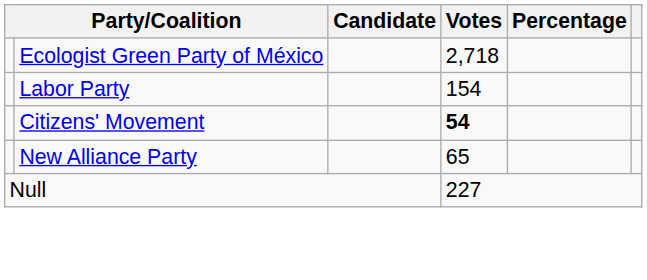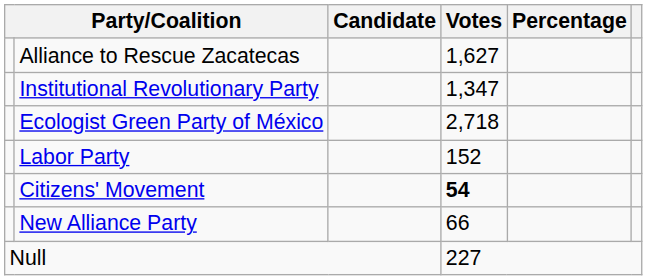+ row: (160, 55)
+ row: (169, 88)
(464, 88) 154 -> (464, 156) 152
(458, 156) 65 -> (458, 223) 66
